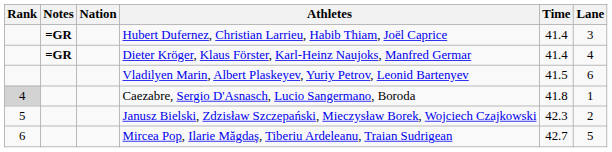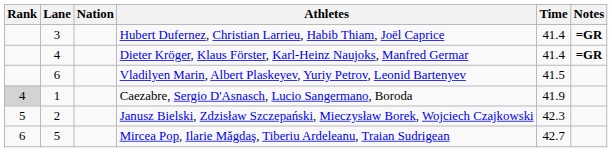columns swapped: (590, 14) <-> (58, 14)
(556, 95) 41.8 -> (554, 95) 41.9
